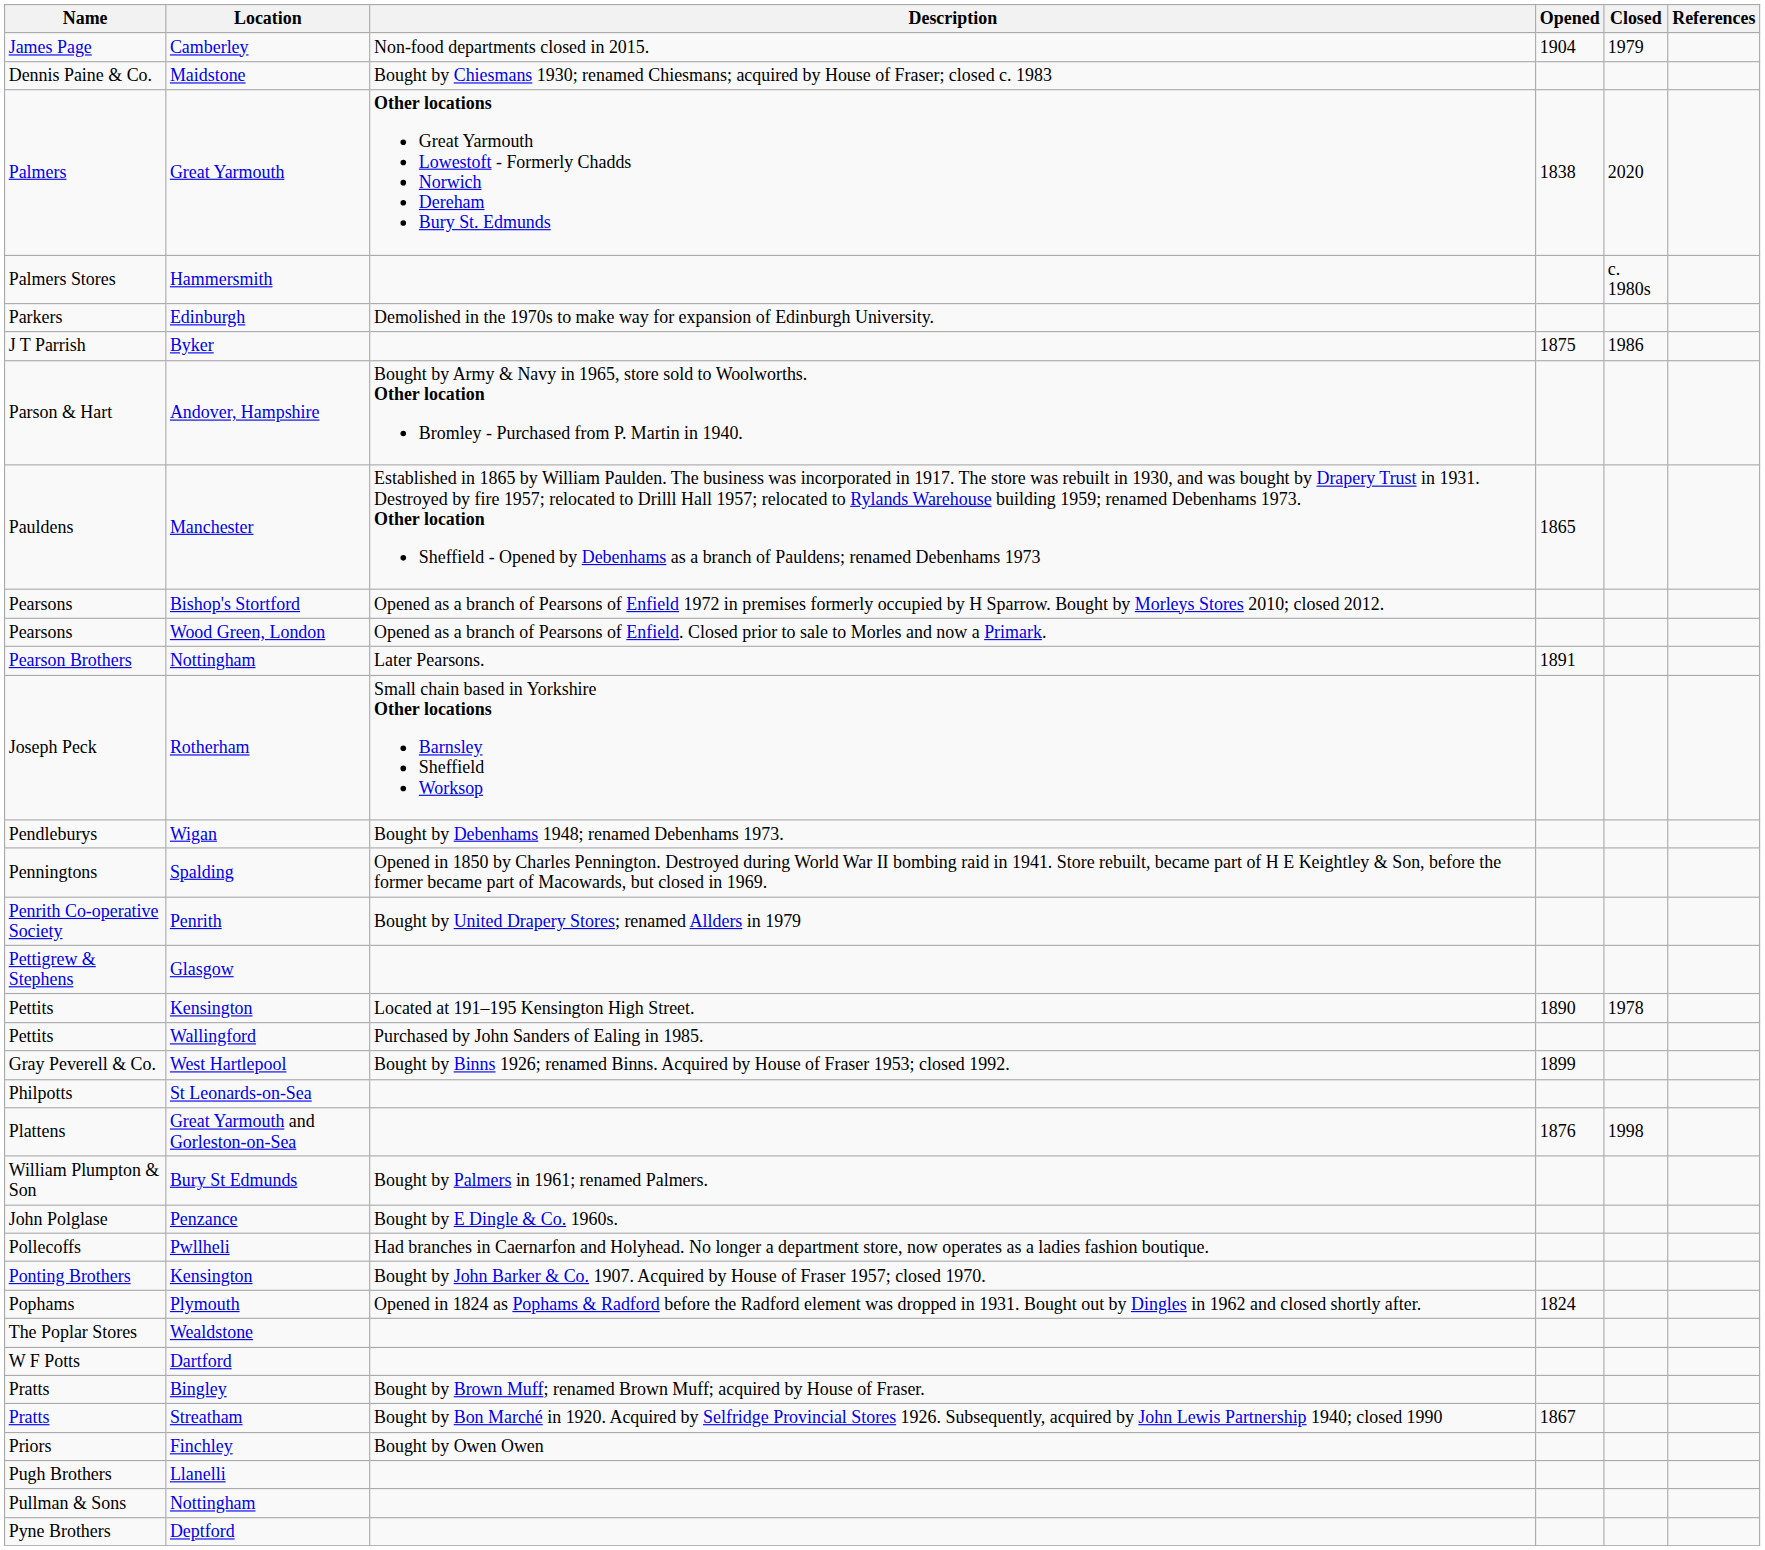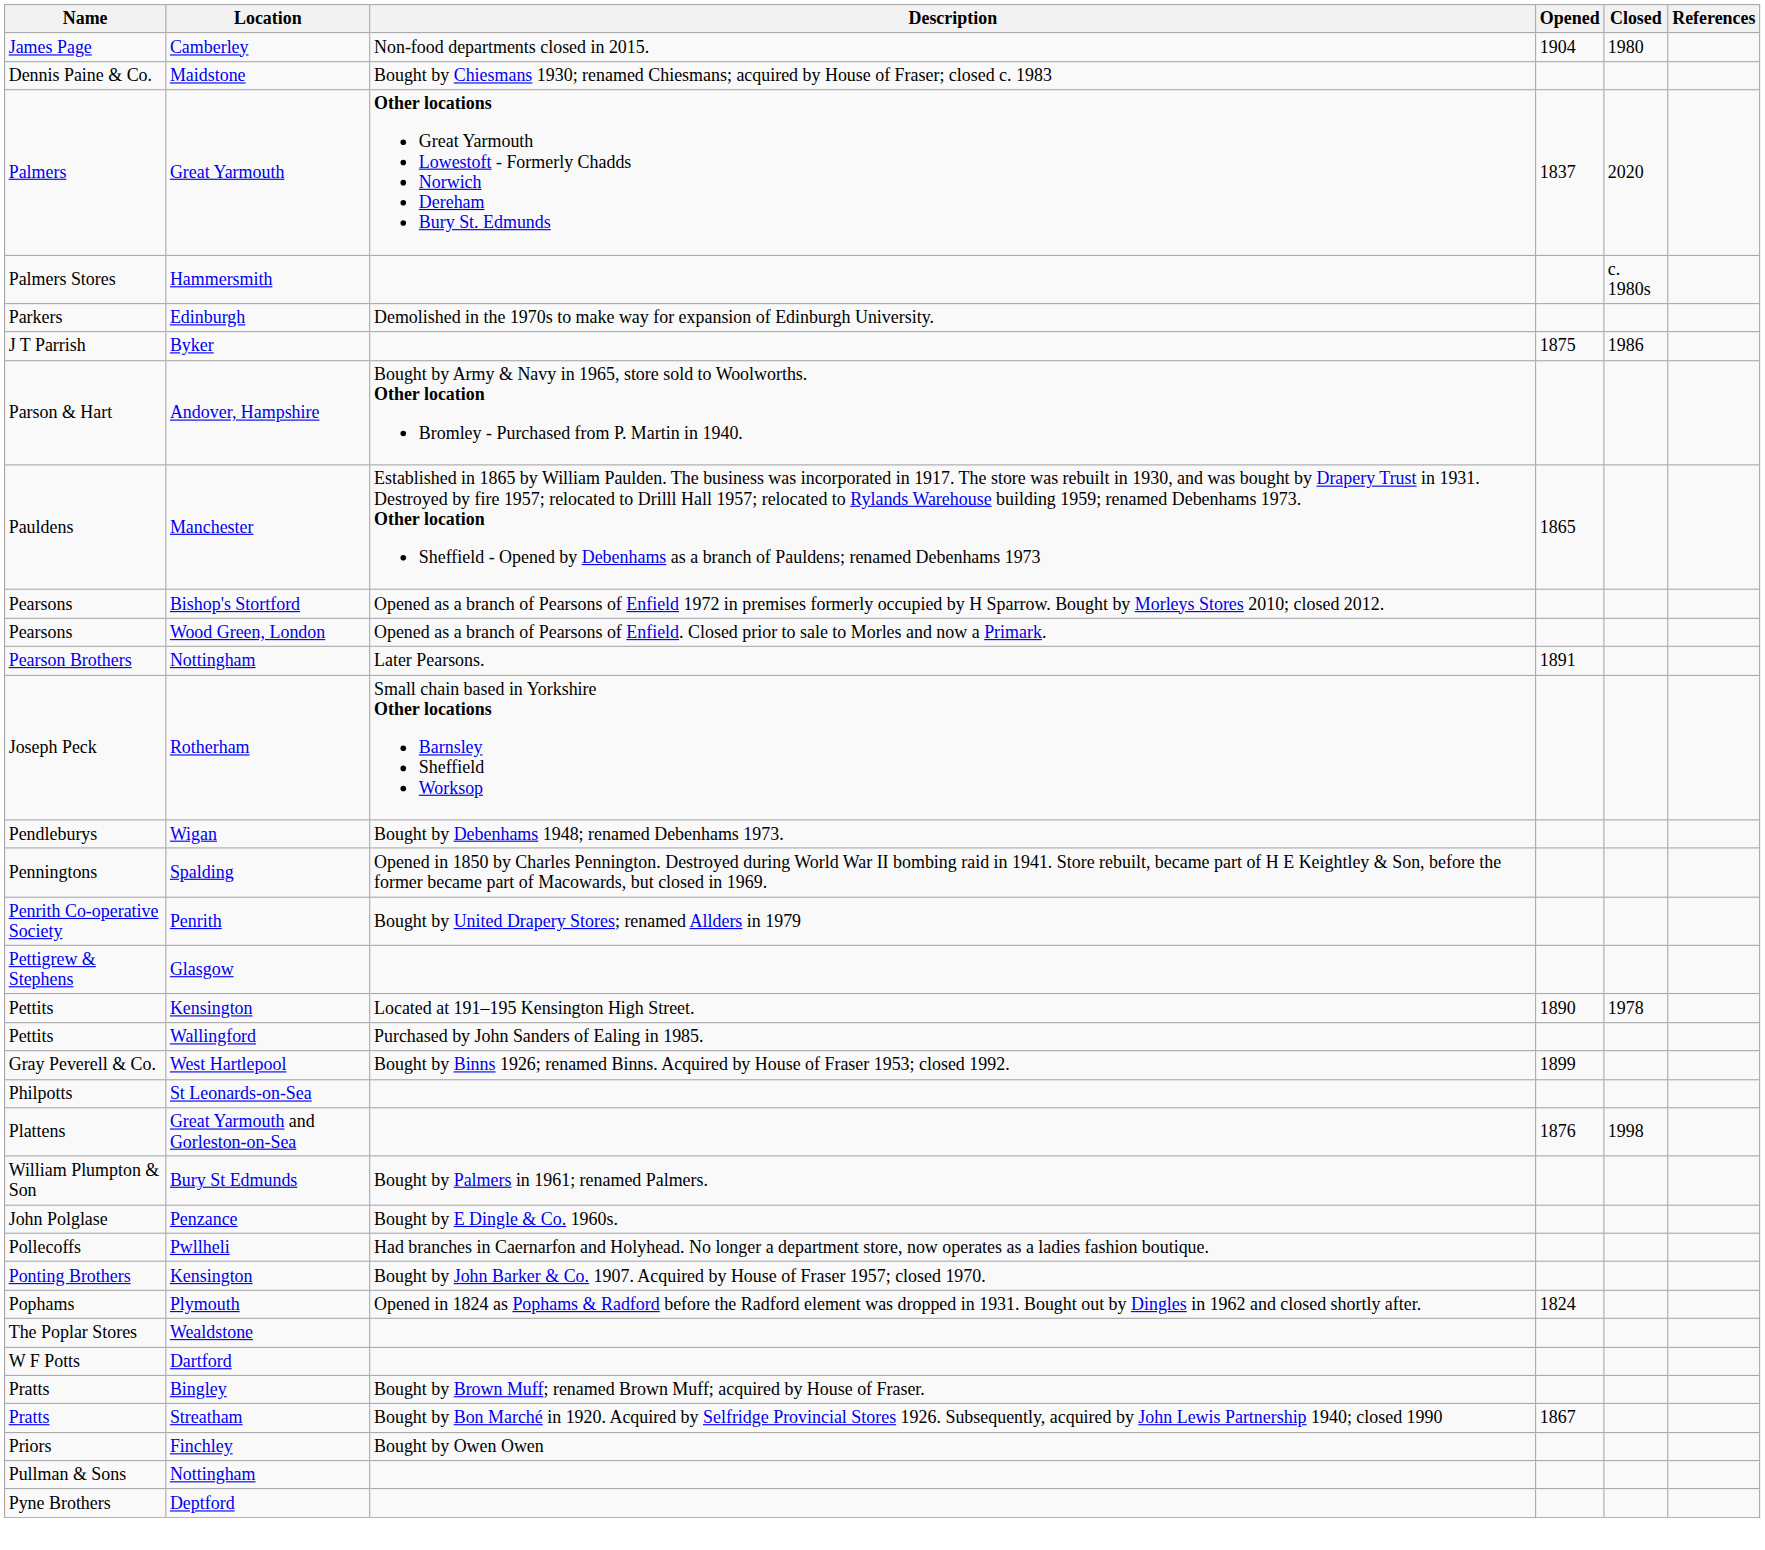(1626, 47) 1979 -> (1626, 47) 1980
(1558, 172) 1838 -> (1558, 172) 1837
- row: (60, 1474)
